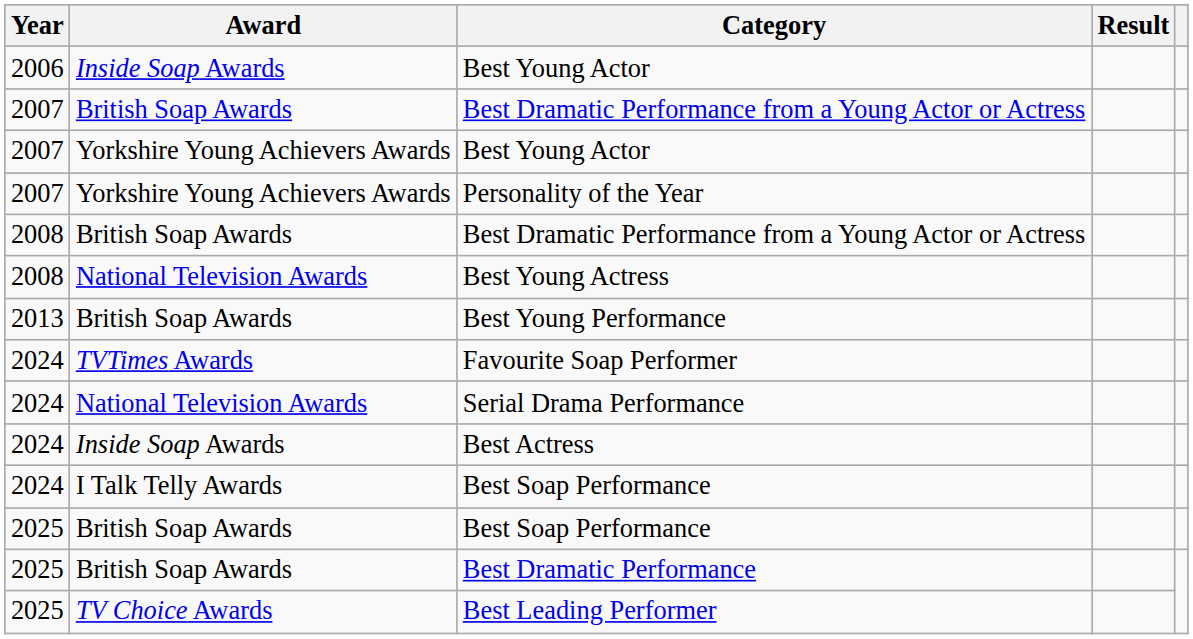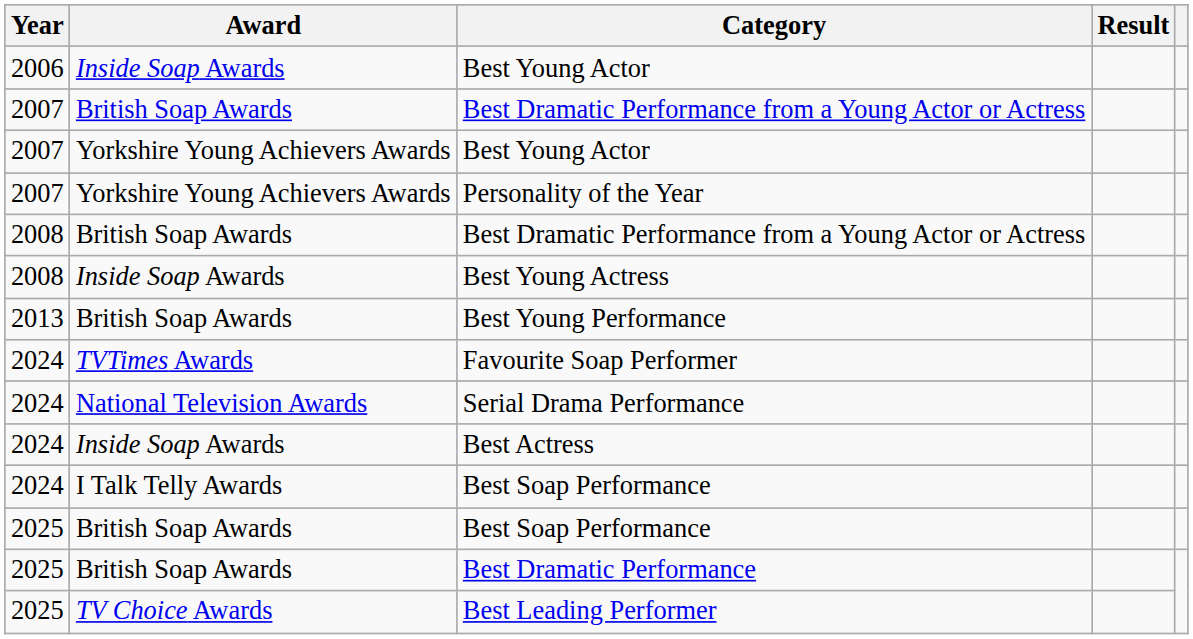(222, 276) National Television Awards -> (180, 276) Inside Soap Awards
